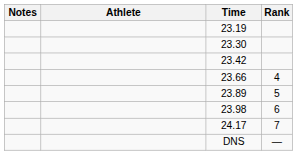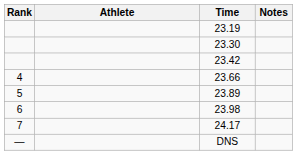columns swapped: (277, 12) <-> (23, 12)
